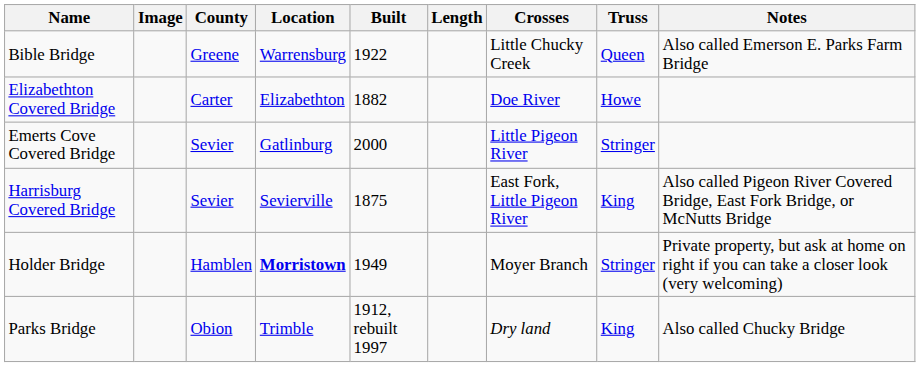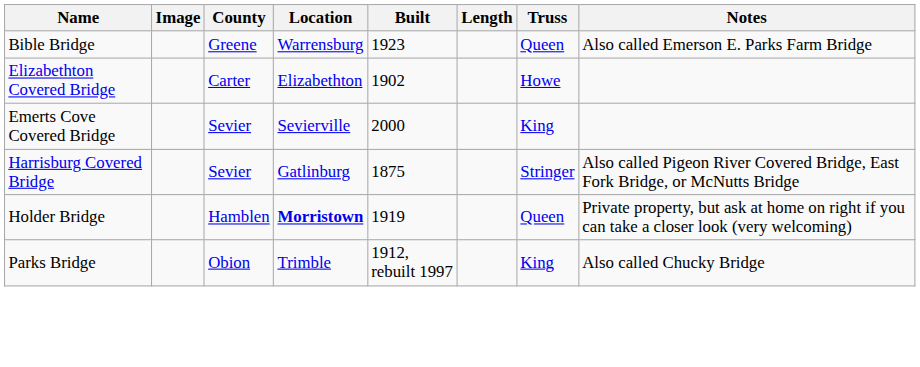- column: (542, 17)
(370, 53) 1922 -> (388, 44) 1923
(370, 99) 1882 -> (388, 80) 1902
(296, 145) Gatlinburg -> (314, 126) Sevierville
(628, 145) Stringer -> (537, 126) King
(296, 199) Sevierville -> (314, 171) Gatlinburg
(618, 199) King -> (547, 171) Stringer
(370, 264) 1949 -> (388, 217) 1919
(628, 264) Stringer -> (542, 217) Queen
